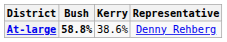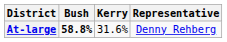(112, 30) 38.6% -> (112, 30) 31.6%
